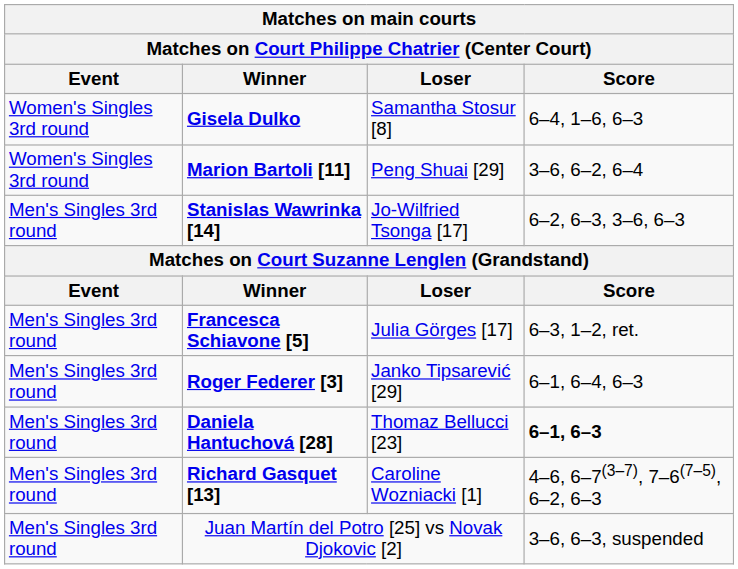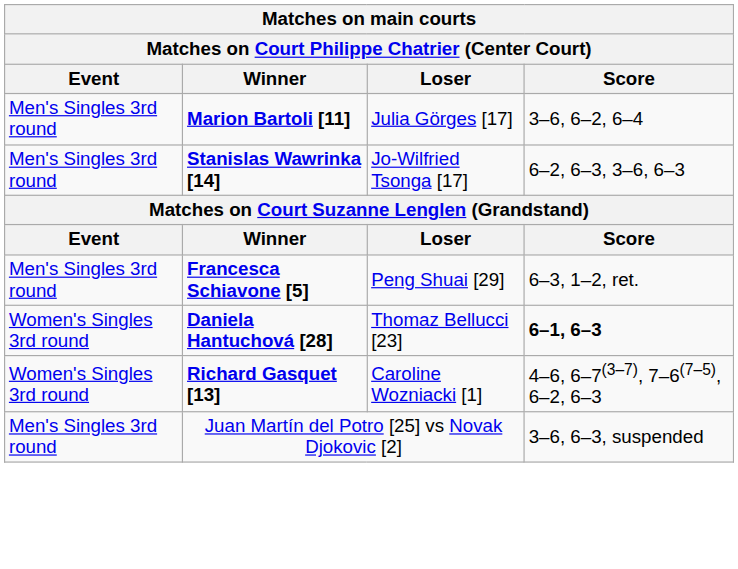- row: (244, 118)
(81, 169) Women's Singles 3rd round -> (83, 118) Men's Singles 3rd round
(438, 169) Peng Shuai [29] -> (442, 118) Julia Görges [17]
(442, 330) Julia Görges [17] -> (438, 279) Peng Shuai [29]
- row: (265, 381)
(83, 432) Men's Singles 3rd round -> (81, 330) Women's Singles 3rd round
(83, 485) Men's Singles 3rd round -> (81, 383) Women's Singles 3rd round
